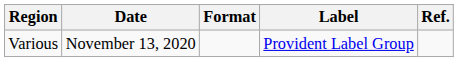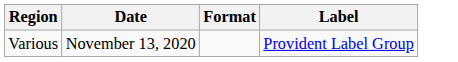- column: (436, 17)
